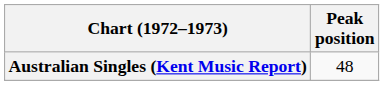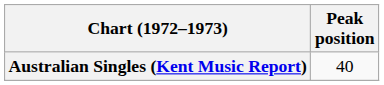(345, 66) 48 -> (345, 66) 40
